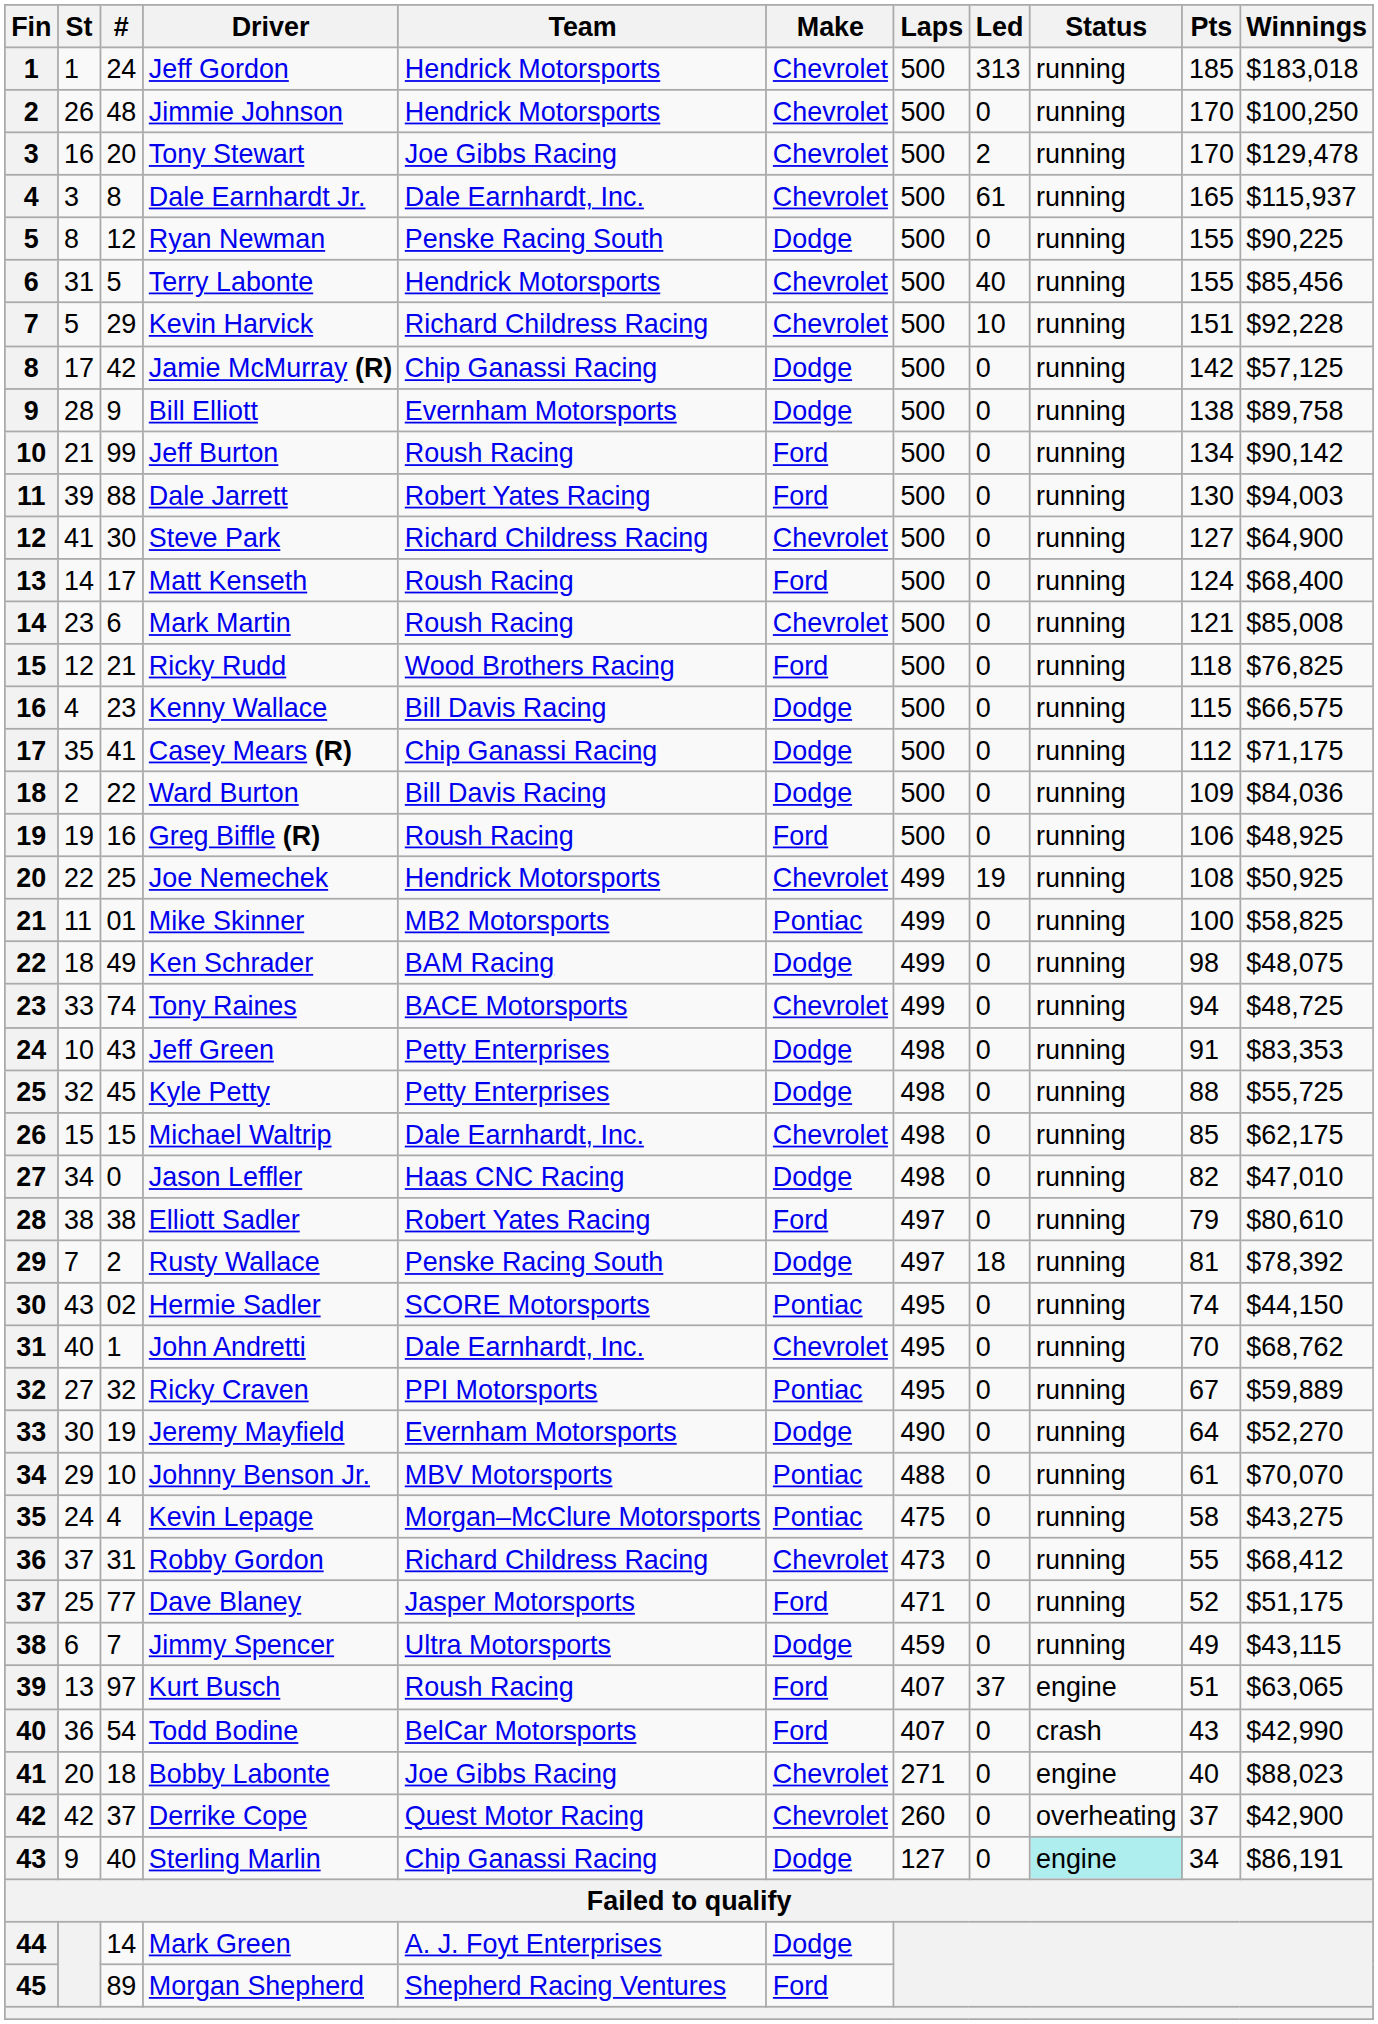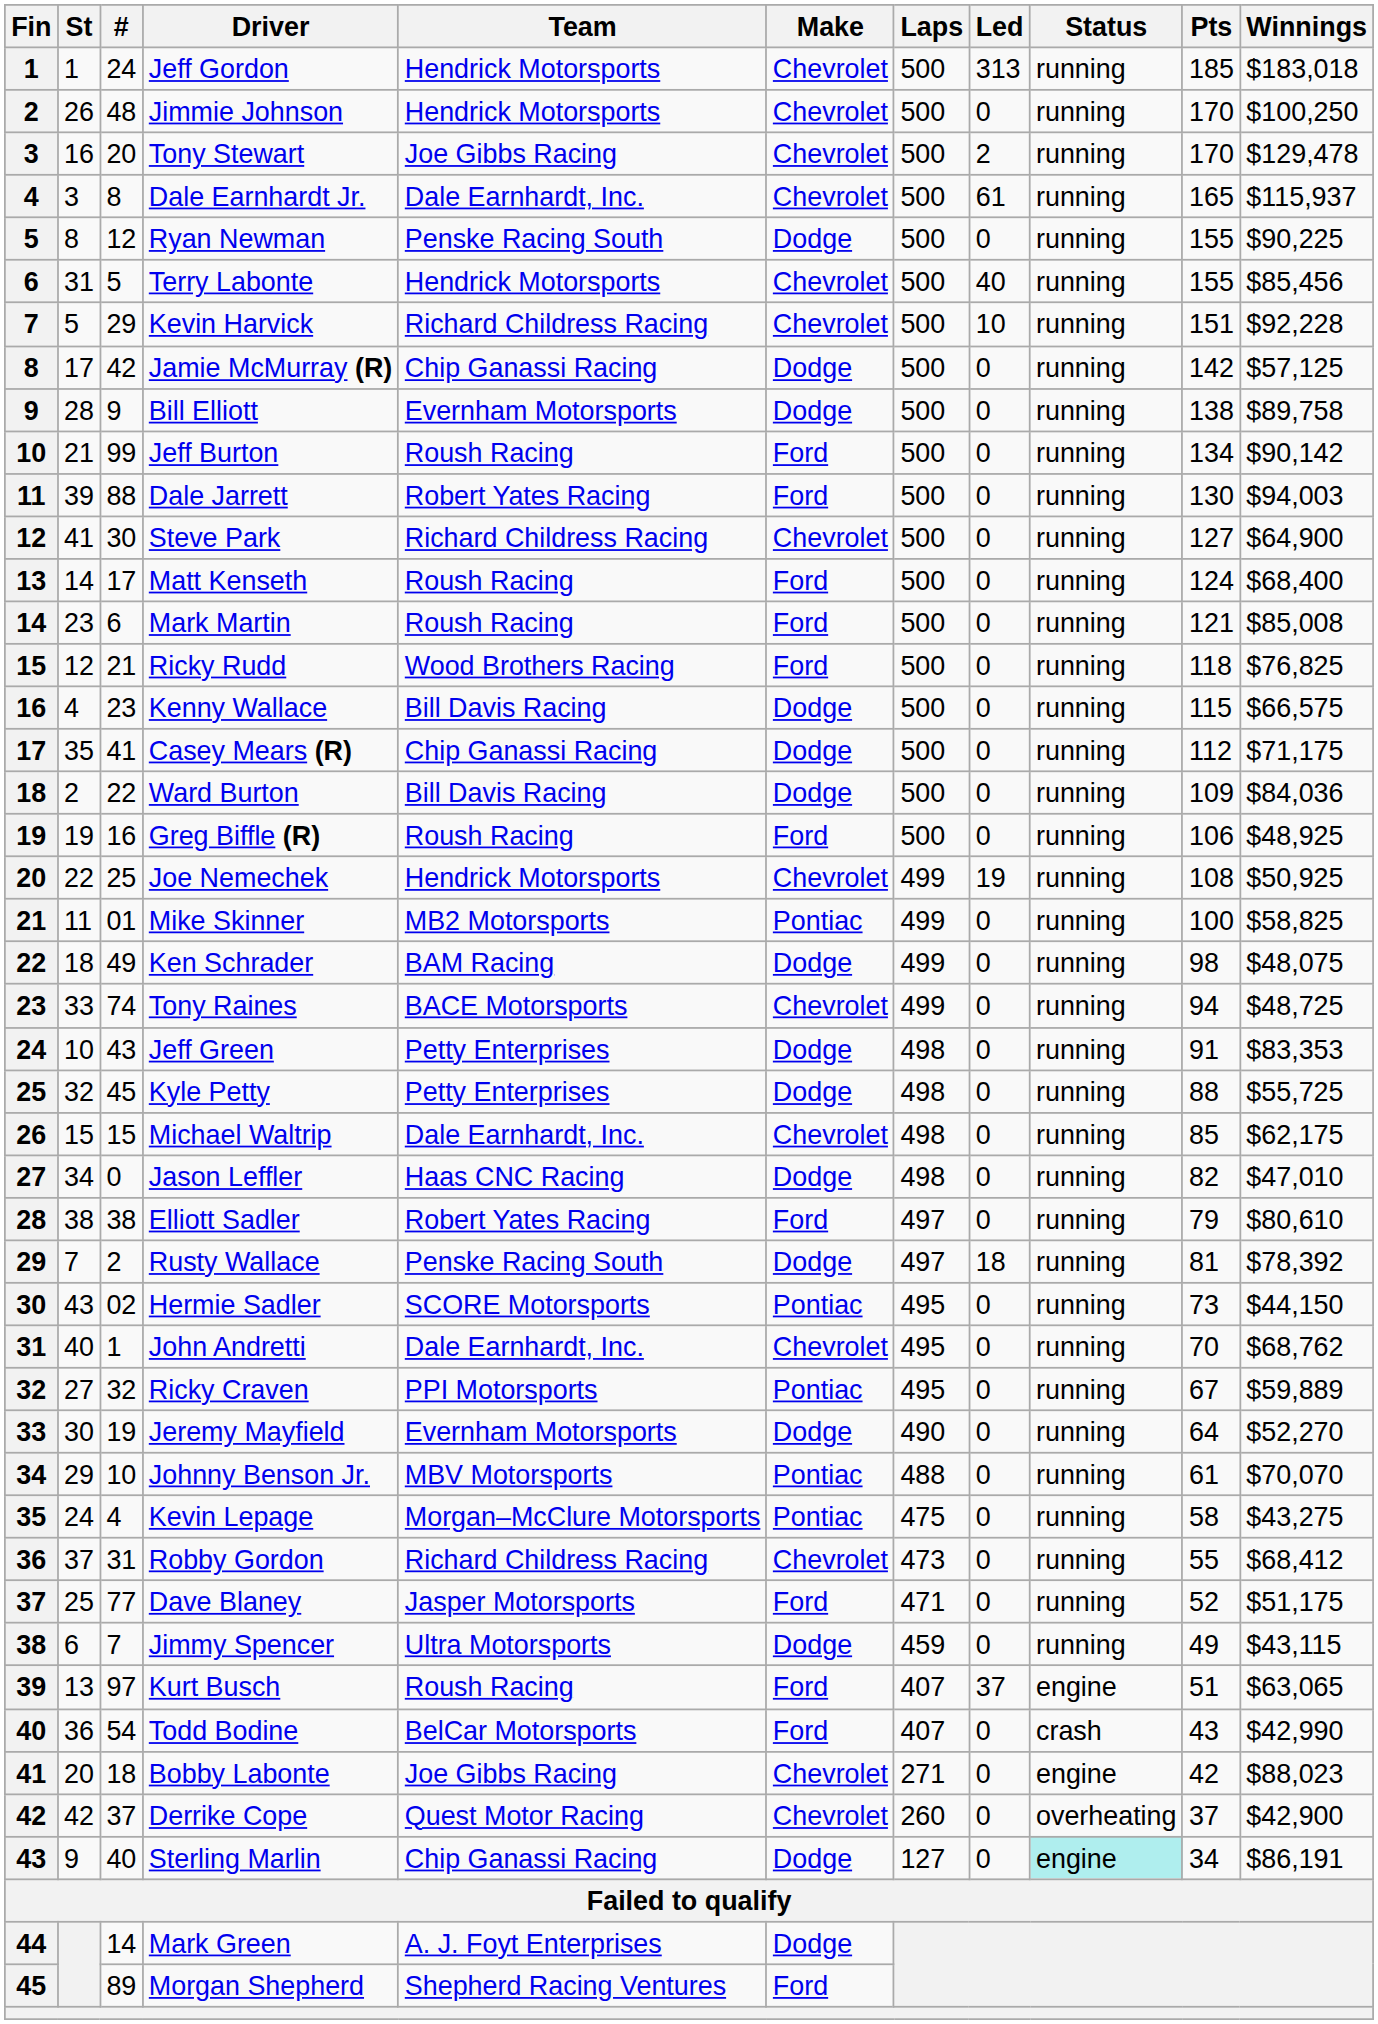(830, 623) Chevrolet -> (801, 623) Ford
(1204, 1304) 74 -> (1204, 1304) 73
(1204, 1773) 40 -> (1204, 1773) 42
